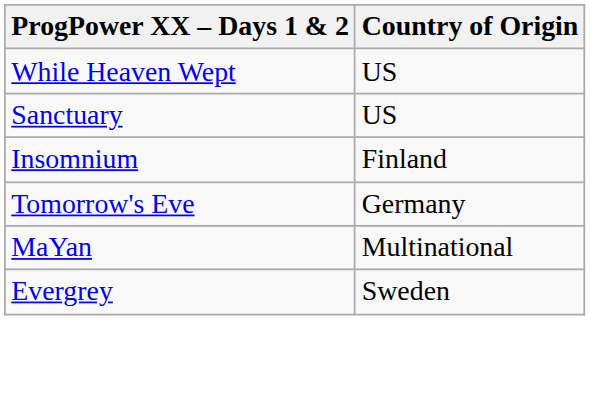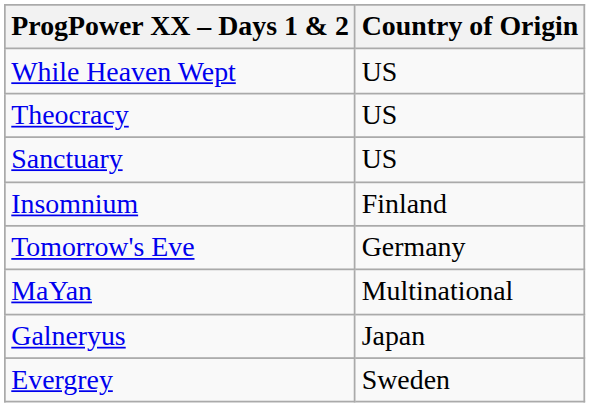+ row: (70, 114)
+ row: (69, 335)
